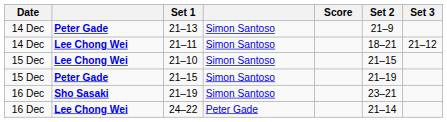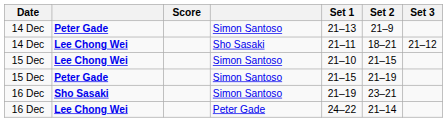columns swapped: (338, 13) <-> (183, 13)
(240, 45) Simon Santoso -> (239, 45) Sho Sasaki
